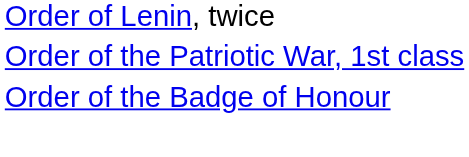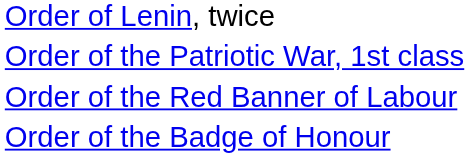+ row: (231, 97)
